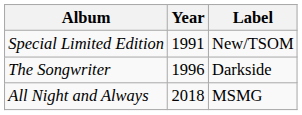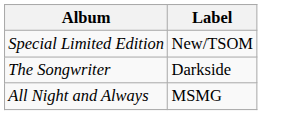- column: (188, 17)
